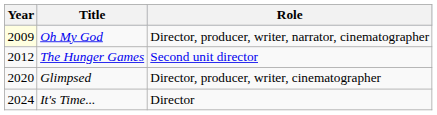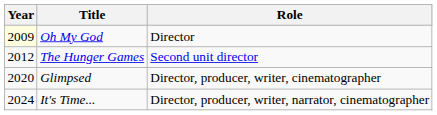(290, 36) Director, producer, writer, narrator, cinematographer -> (172, 36) Director
(172, 99) Director -> (290, 99) Director, producer, writer, narrator, cinematographer
